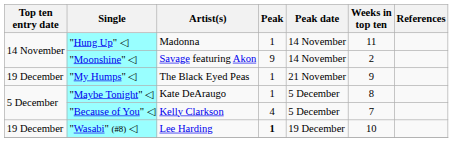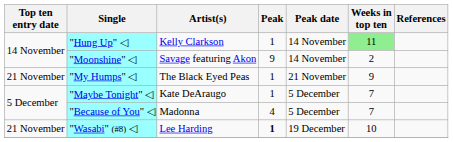(179, 41) Madonna -> (192, 41) Kelly Clarkson
(371, 41) no background -> (371, 41) lightgreen background
(35, 76) 19 December -> (36, 76) 21 November
(371, 94) 8 -> (371, 94) 7
(192, 111) Kelly Clarkson -> (179, 111) Madonna
(35, 128) 19 December -> (36, 128) 21 November
